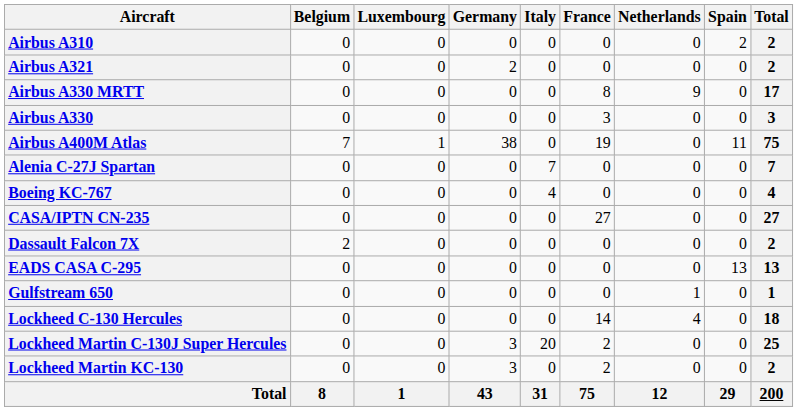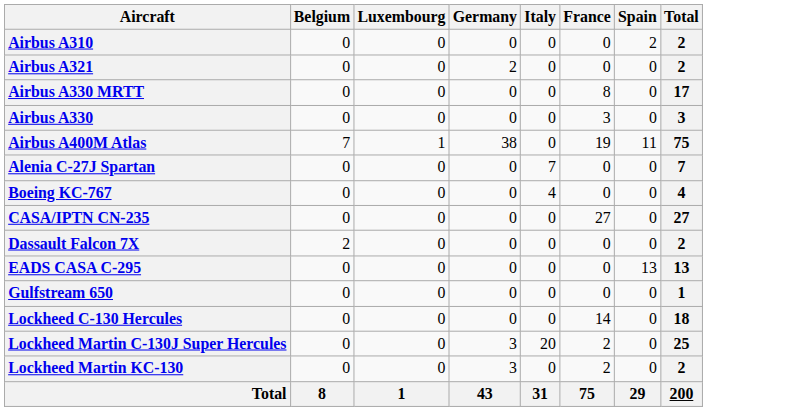- column: (659, 17)
